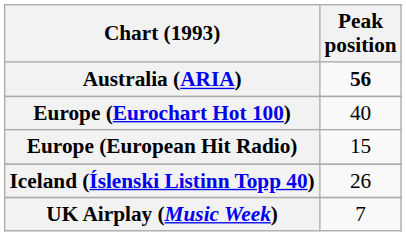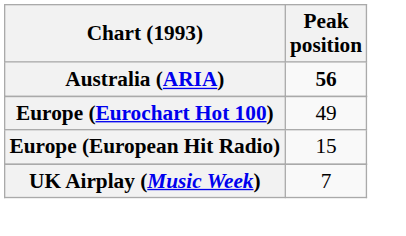(361, 112) 40 -> (326, 112) 49
- row: (162, 180)
